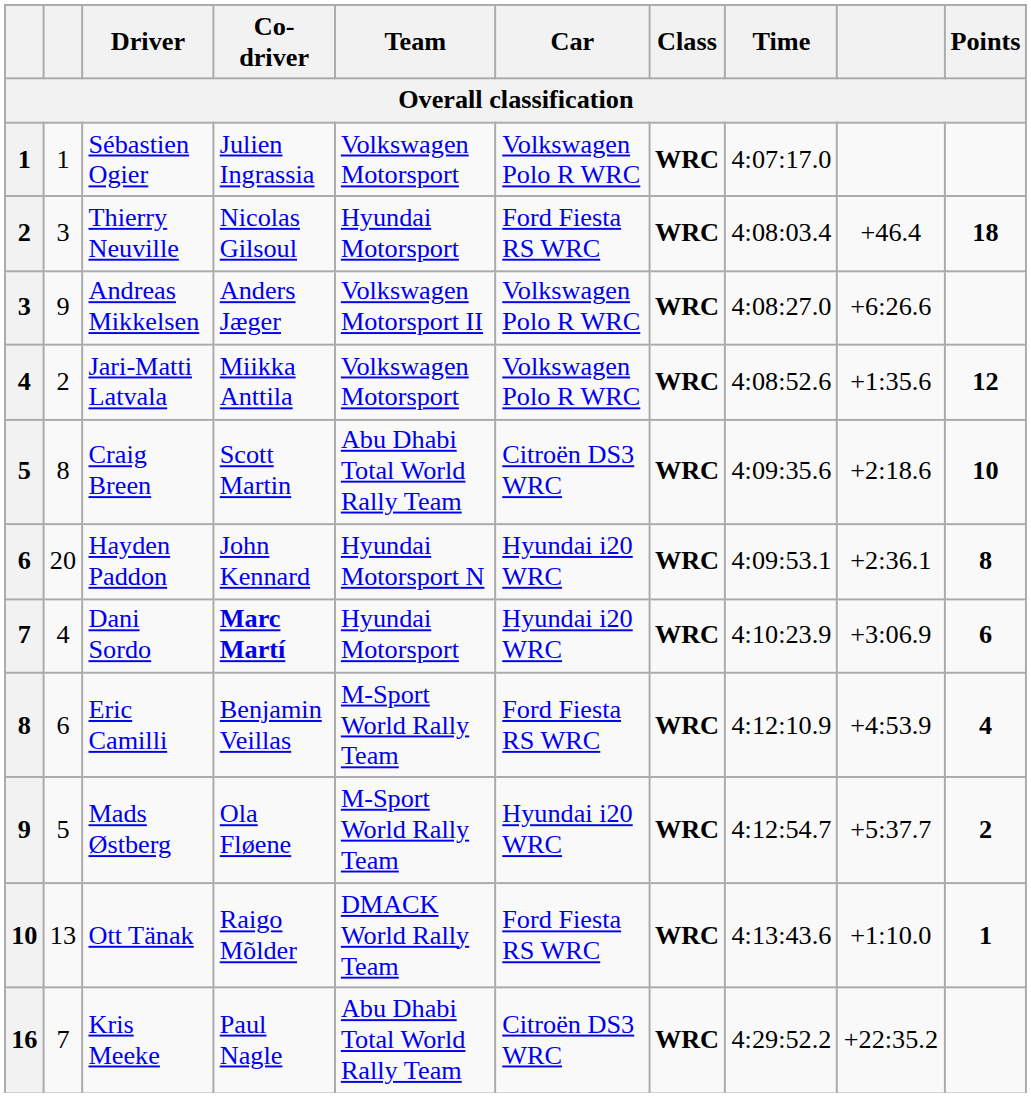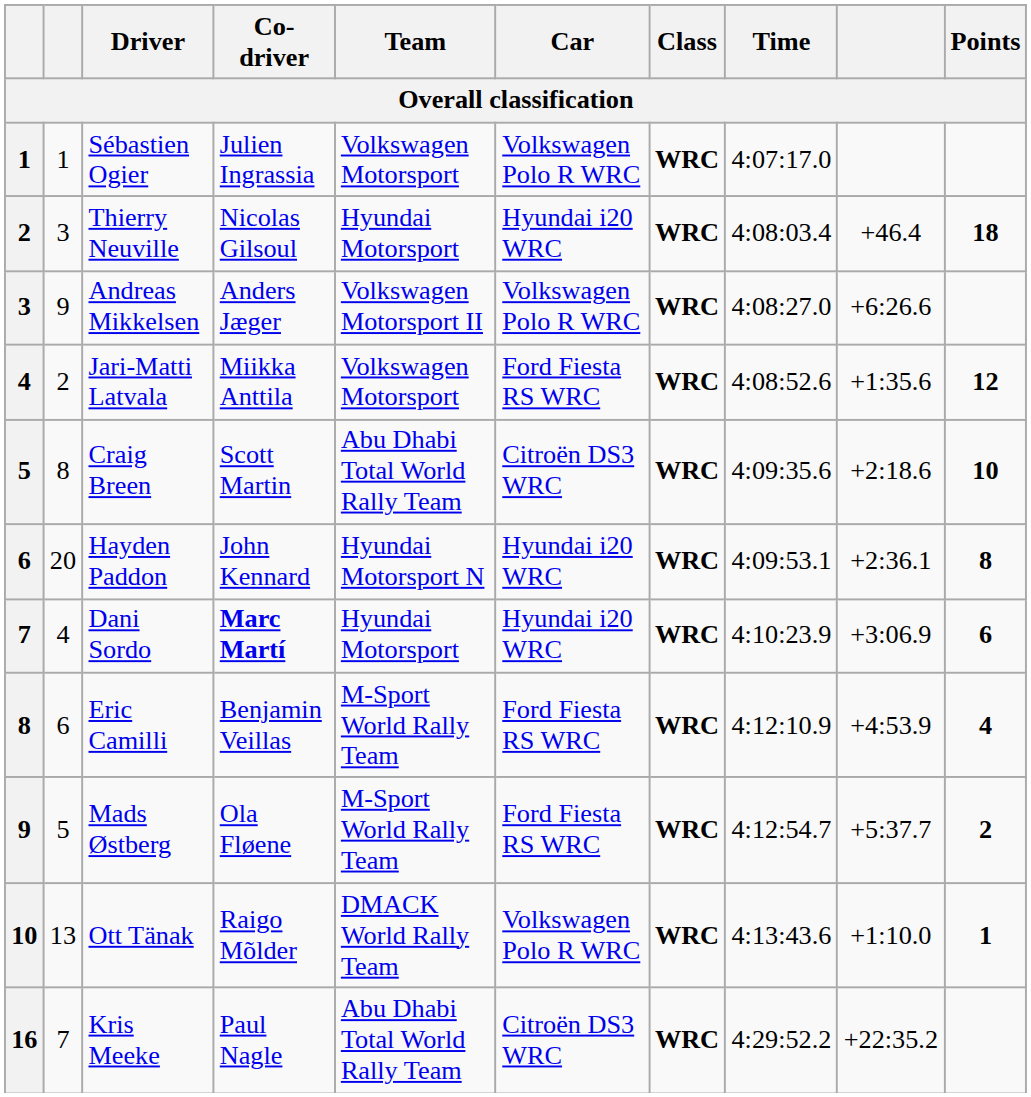(562, 232) Ford Fiesta RS WRC -> (567, 232) Hyundai i20 WRC
(571, 381) Volkswagen Polo R WRC -> (562, 381) Ford Fiesta RS WRC
(567, 829) Hyundai i20 WRC -> (562, 829) Ford Fiesta RS WRC
(562, 934) Ford Fiesta RS WRC -> (571, 934) Volkswagen Polo R WRC
